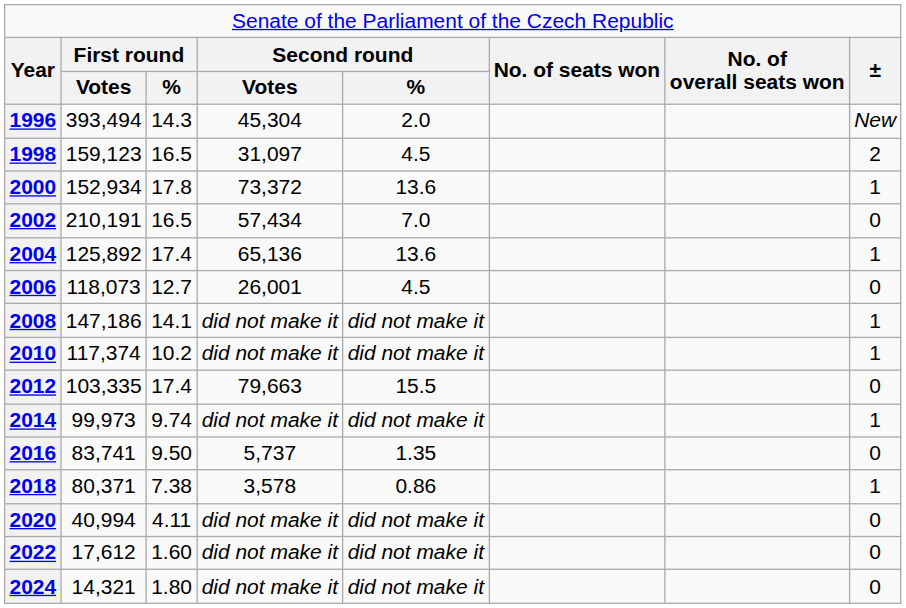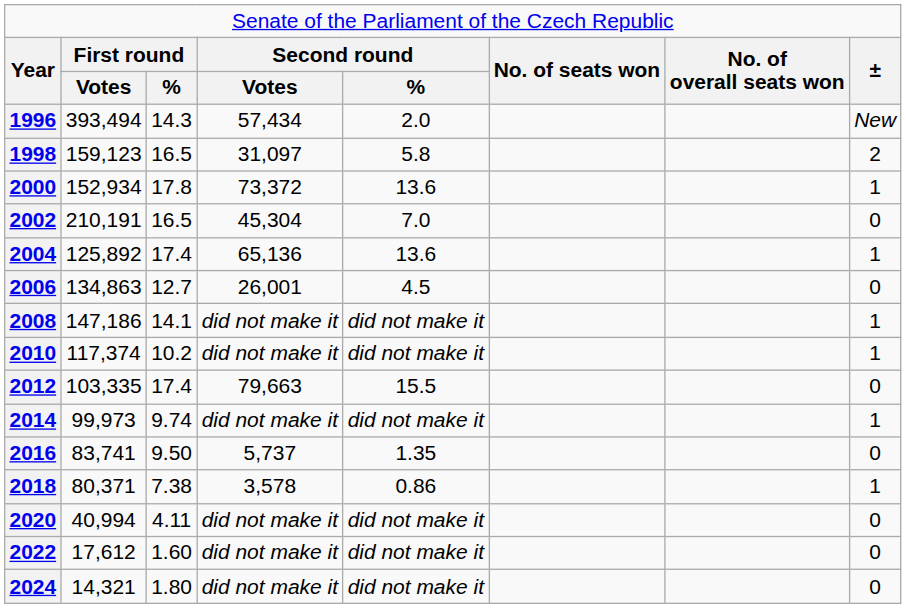(270, 120) 45,304 -> (270, 120) 57,434
(416, 154) 4.5 -> (416, 154) 5.8
(270, 220) 57,434 -> (270, 220) 45,304
(104, 287) 118,073 -> (104, 287) 134,863
